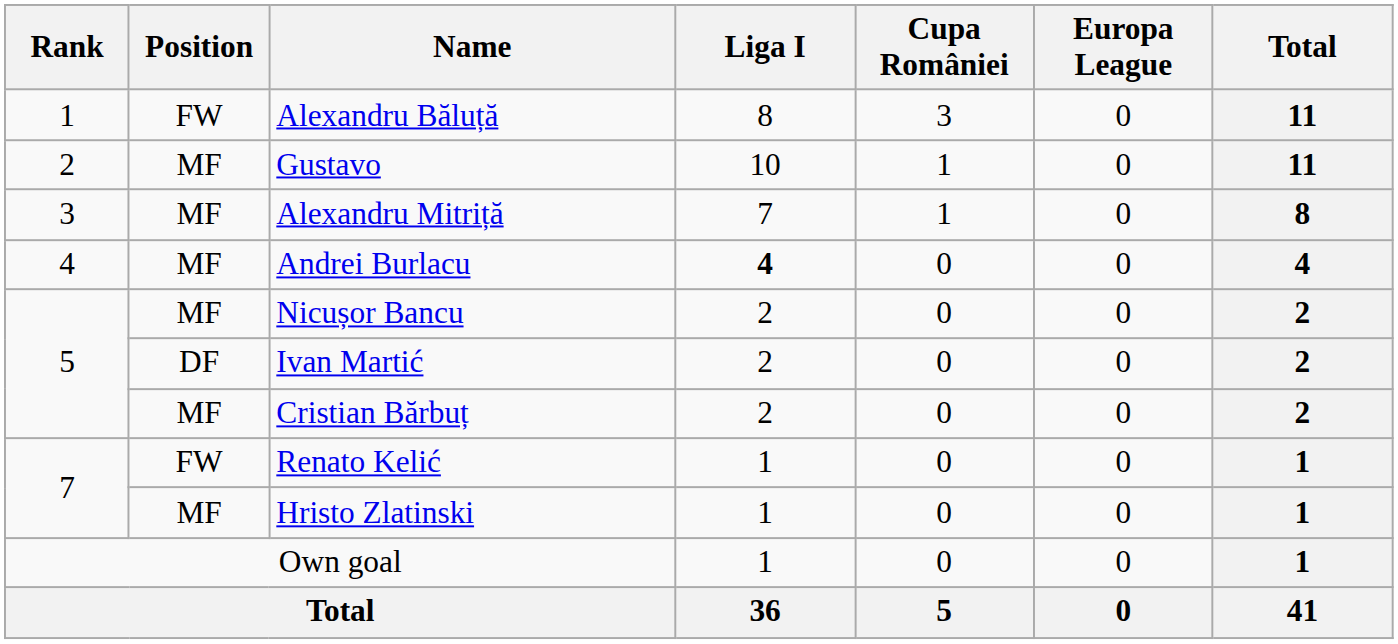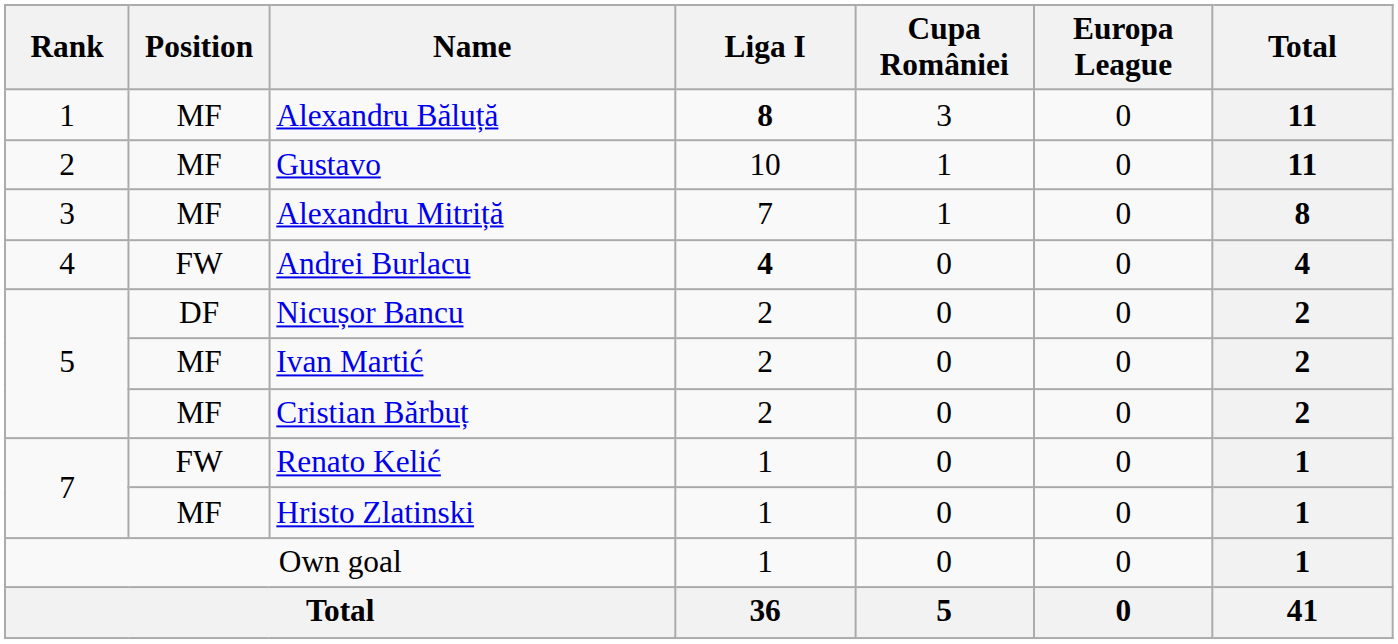(199, 114) FW -> (199, 114) MF
(765, 114) normal -> (765, 114) bold
(199, 263) MF -> (199, 263) FW
(199, 313) MF -> (199, 313) DF
(199, 363) DF -> (199, 363) MF
